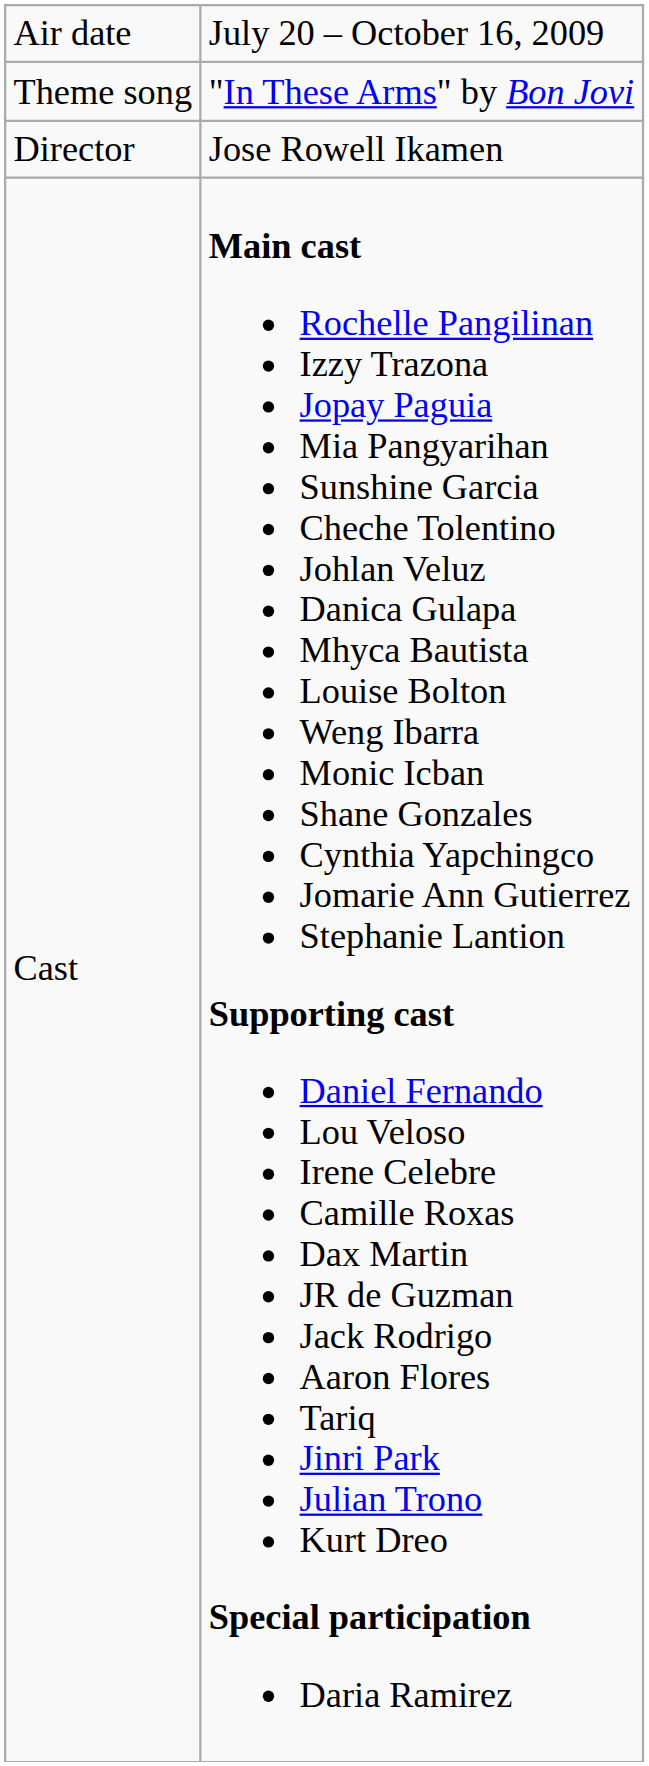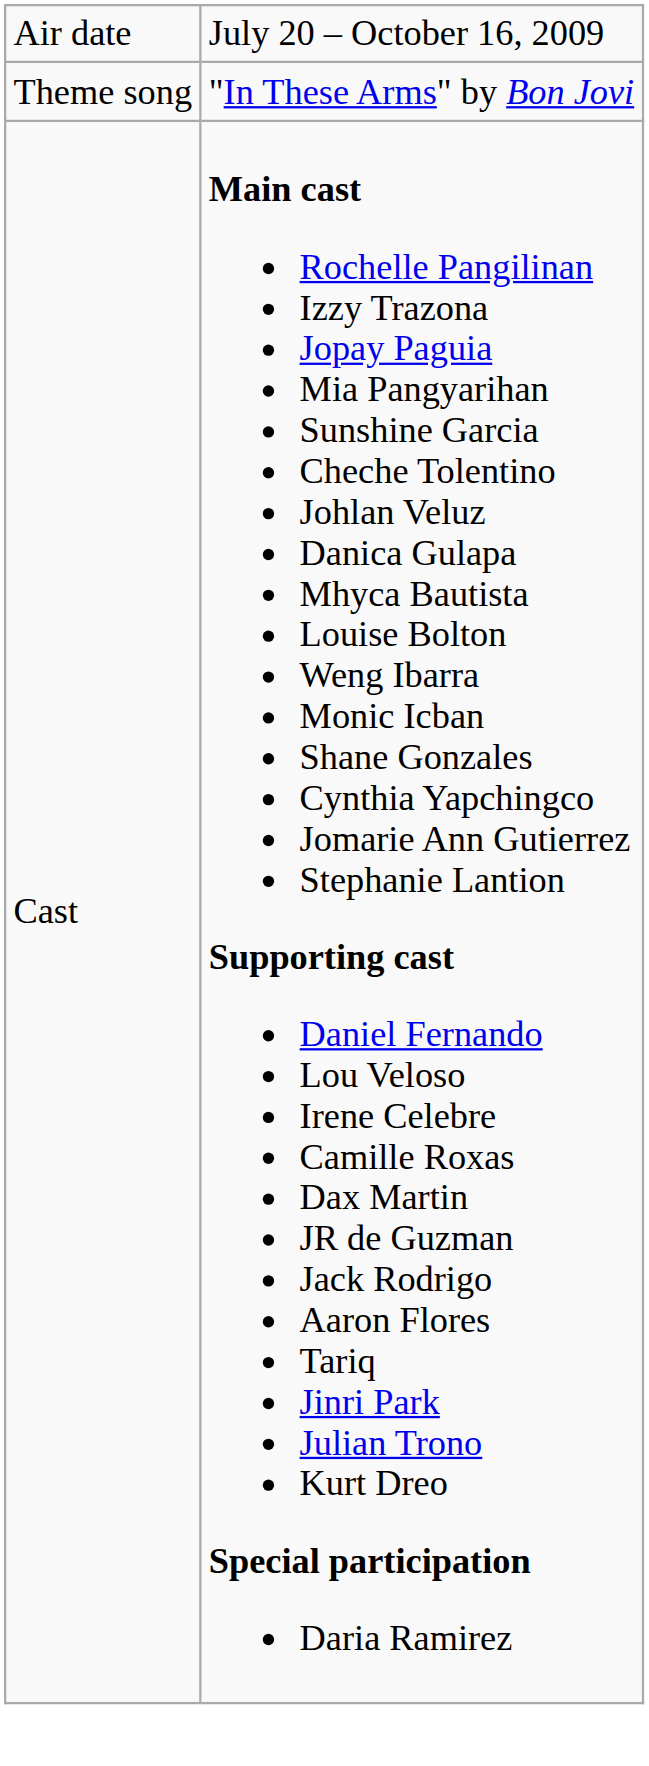- row: (74, 148)
